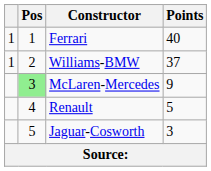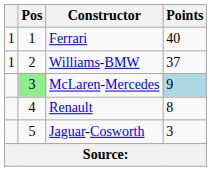(170, 84) no background -> (170, 84) lightblue background
(170, 108) 5 -> (170, 108) 8
